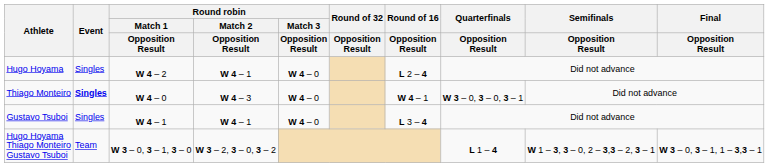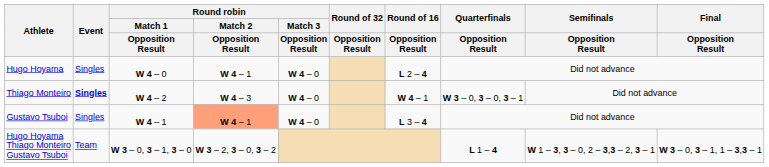(151, 74) W 4 – 2 -> (151, 74) W 4 – 0
(151, 98) W 4 – 0 -> (151, 98) W 4 – 2
(236, 122) no background -> (236, 122) lightsalmon background
